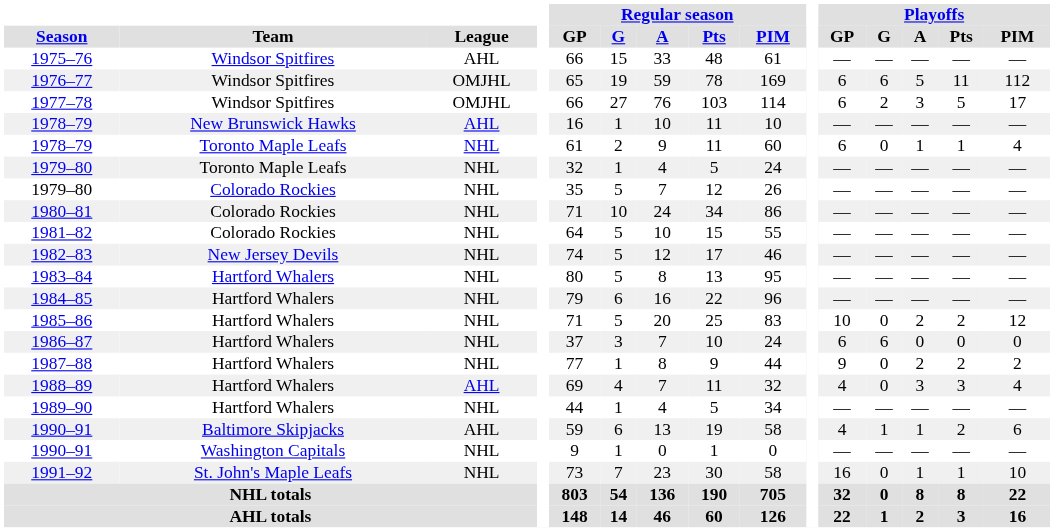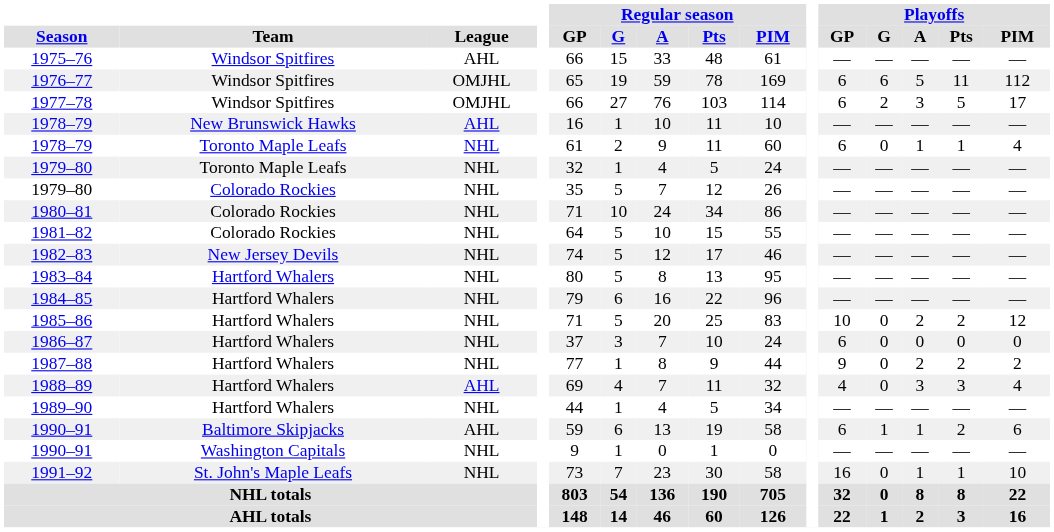(884, 341) 6 -> (884, 341) 0
(842, 429) 4 -> (842, 429) 6
